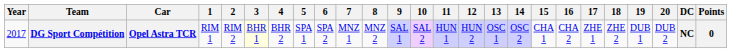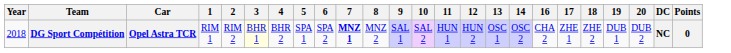- column: (544, 12)
(16, 33) 2017 -> (16, 33) 2018
(349, 33) normal -> (349, 33) bold
